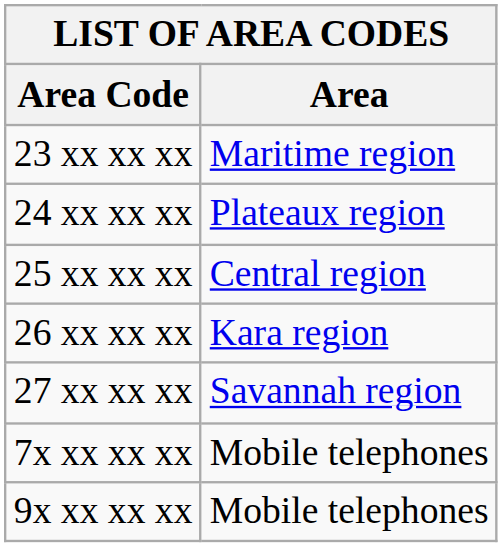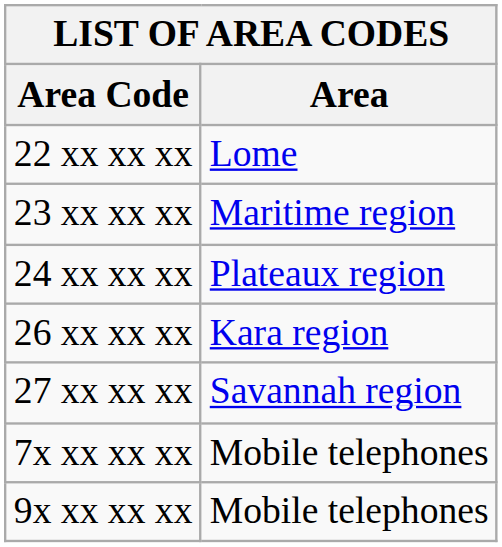+ row: (103, 153)
- row: (103, 272)
